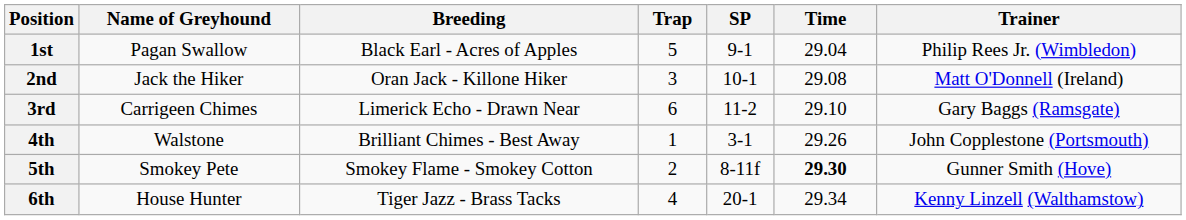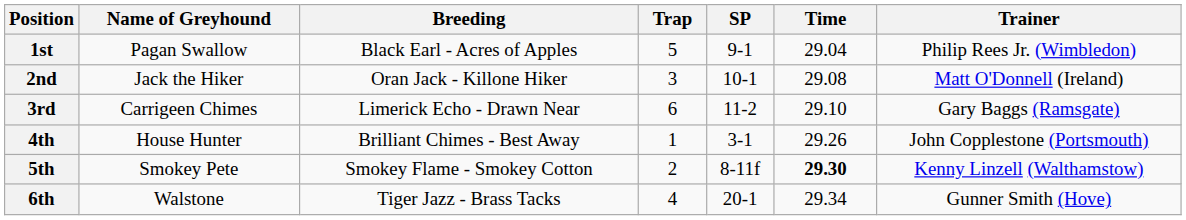(189, 139) Walstone -> (189, 139) House Hunter
(1029, 169) Gunner Smith (Hove) -> (1029, 169) Kenny Linzell (Walthamstow)
(189, 199) House Hunter -> (189, 199) Walstone
(1029, 199) Kenny Linzell (Walthamstow) -> (1029, 199) Gunner Smith (Hove)
